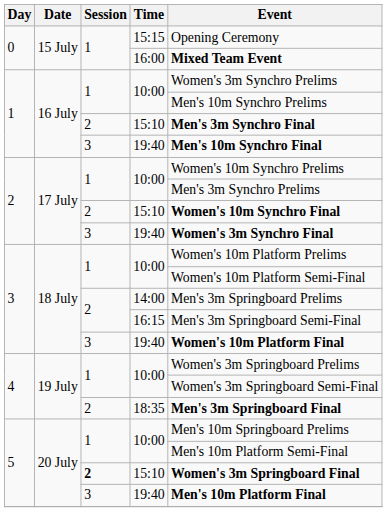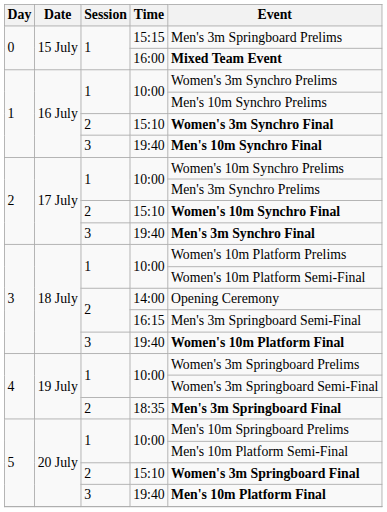(225, 37) Opening Ceremony -> (257, 37) Men's 3m Springboard Prelims
(243, 124) Men's 3m Synchro Final -> (252, 124) Women's 3m Synchro Final
(252, 233) Women's 3m Synchro Final -> (243, 233) Men's 3m Synchro Final
(257, 299) Men's 3m Springboard Prelims -> (225, 299) Opening Ceremony
(88, 473) bold -> (88, 473) normal
